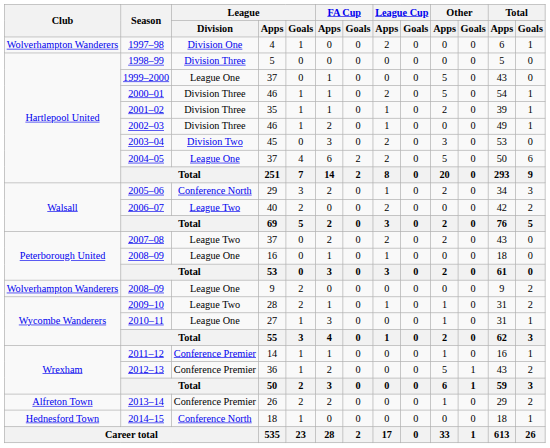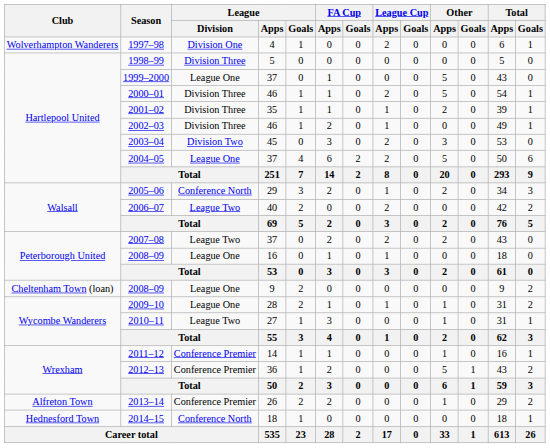(62, 288) Wolverhampton Wanderers -> (62, 288) Cheltenham Town (loan)
(215, 304) League Two -> (215, 304) League One
(215, 321) League One -> (215, 321) League Two
